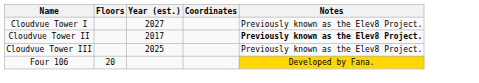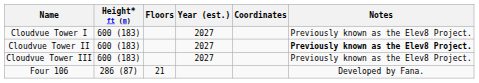+ column: (119, 15)
(155, 37) 2017 -> (204, 46) 2027
(155, 50) 2025 -> (204, 59) 2027
(110, 62) 20 -> (160, 72) 21
(332, 62) gold background -> (381, 72) no background
